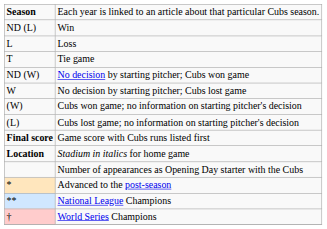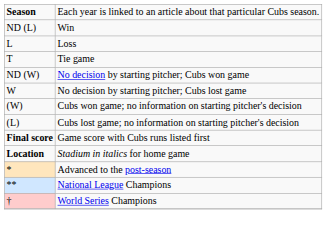- row: (180, 169)
